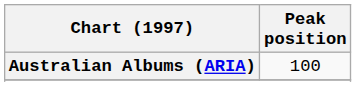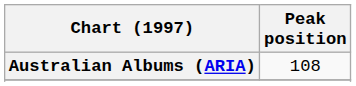(305, 66) 100 -> (305, 66) 108
